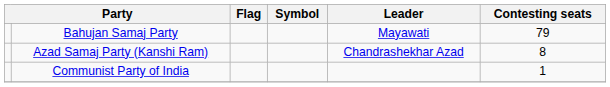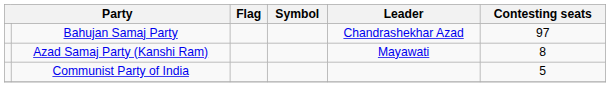(404, 33) Mayawati -> (404, 33) Chandrashekhar Azad
(543, 33) 79 -> (543, 33) 97
(404, 52) Chandrashekhar Azad -> (404, 52) Mayawati
(543, 71) 1 -> (543, 71) 5
